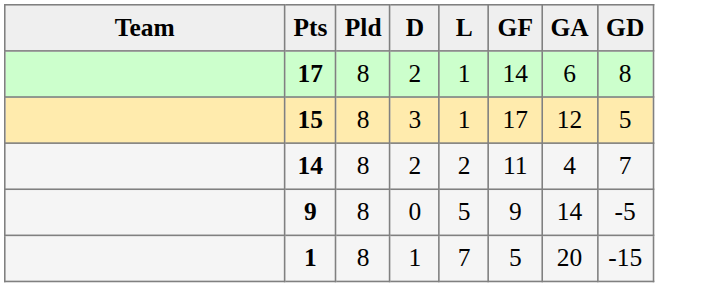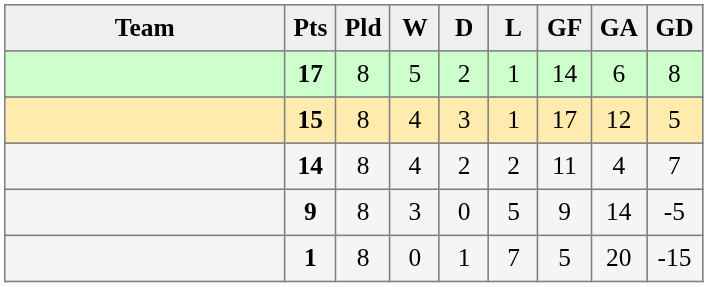+ column: (415, 27)
